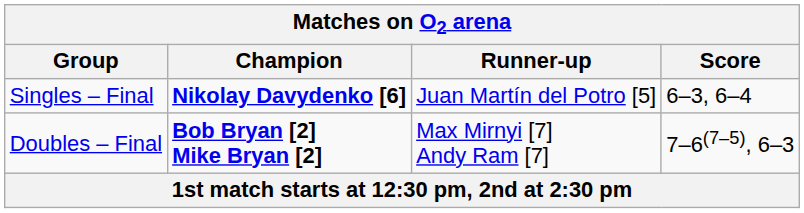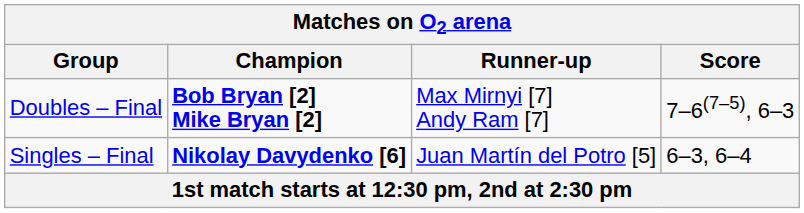rows swapped: (86, 142) <-> (82, 95)
